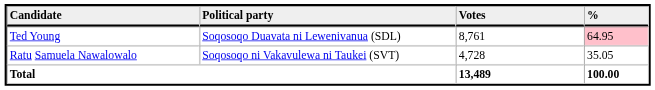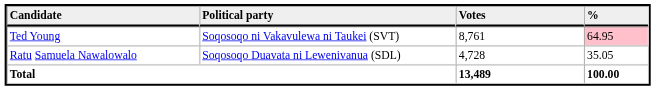(301, 36) Soqosoqo Duavata ni Lewenivanua (SDL) -> (301, 36) Soqosoqo ni Vakavulewa ni Taukei (SVT)
(301, 55) Soqosoqo ni Vakavulewa ni Taukei (SVT) -> (301, 55) Soqosoqo Duavata ni Lewenivanua (SDL)
